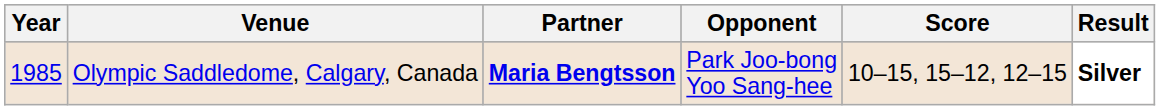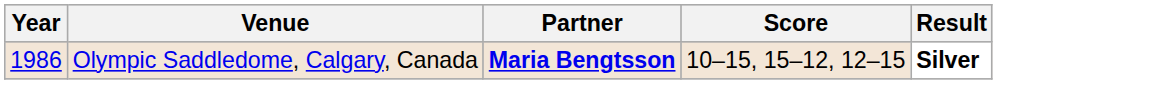- column: (762, 24)
(36, 73) 1985 -> (36, 60) 1986
